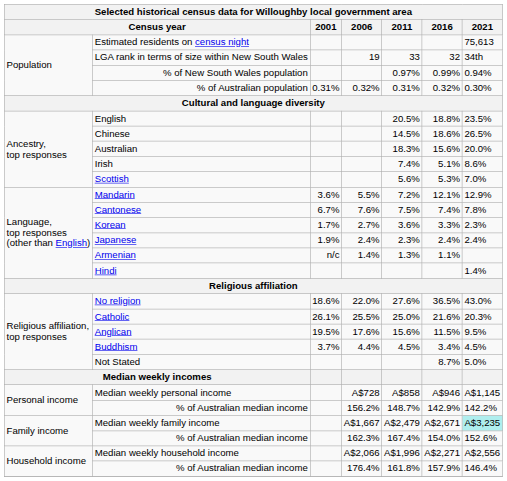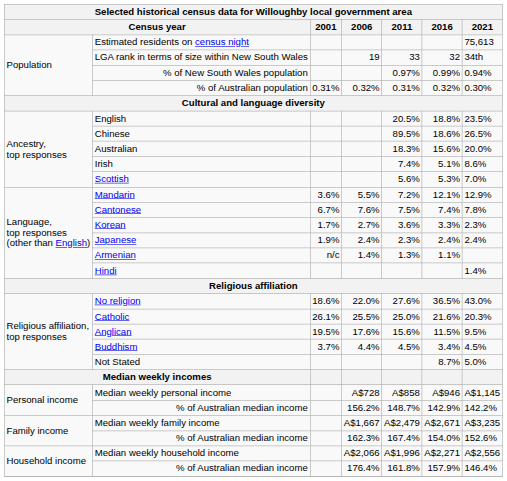(406, 133) 14.5% -> (406, 133) 89.5%
(482, 423) paleturquoise background -> (482, 423) no background
